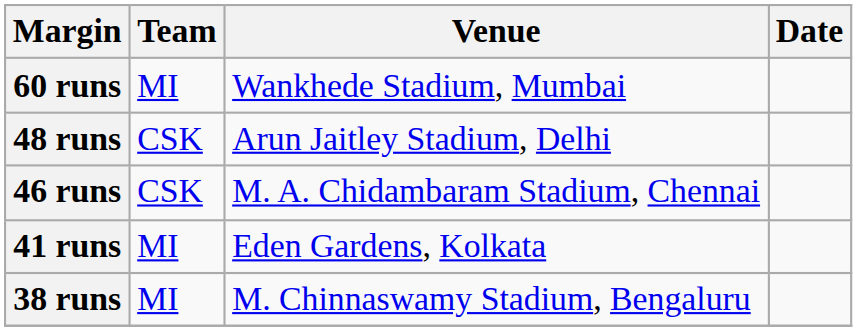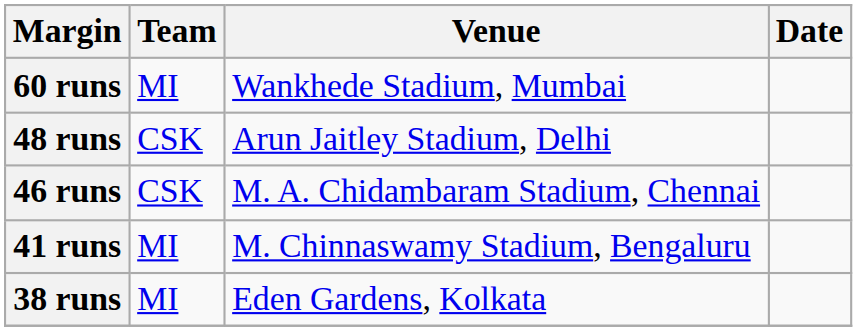(389, 245) Eden Gardens, Kolkata -> (491, 245) M. Chinnaswamy Stadium, Bengaluru
(491, 298) M. Chinnaswamy Stadium, Bengaluru -> (389, 298) Eden Gardens, Kolkata
